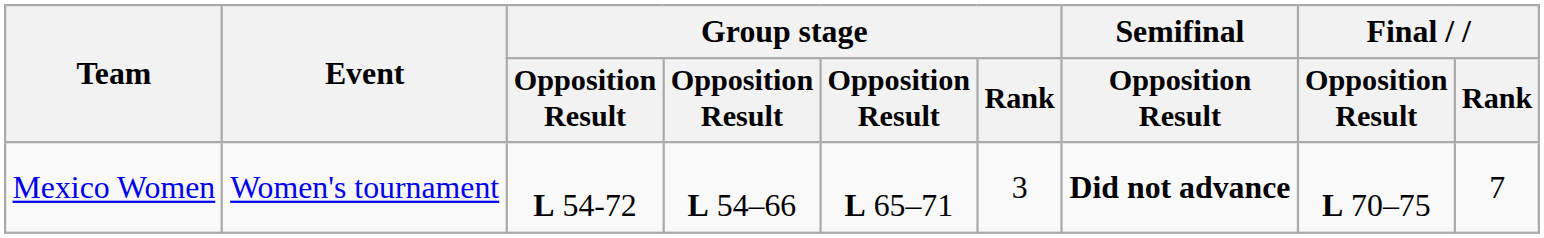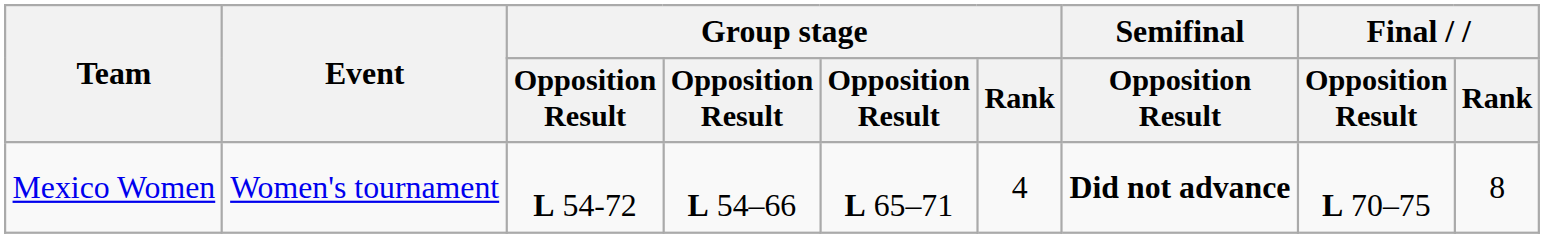(1020, 187) 3 -> (1020, 187) 4
(1497, 187) 7 -> (1497, 187) 8
